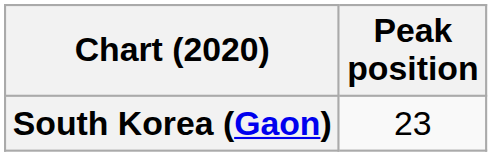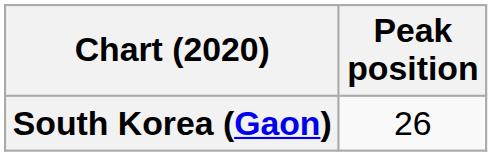(413, 122) 23 -> (413, 122) 26
